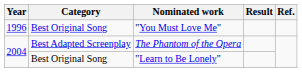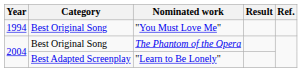(17, 28) 1996 -> (17, 28) 1994
(81, 43) Best Adapted Screenplay -> (69, 43) Best Original Song
(69, 59) Best Original Song -> (81, 59) Best Adapted Screenplay
